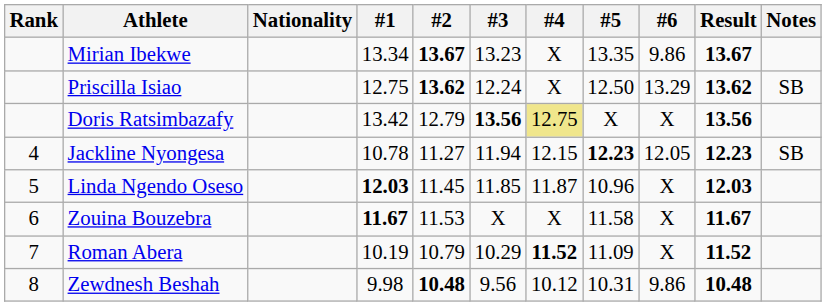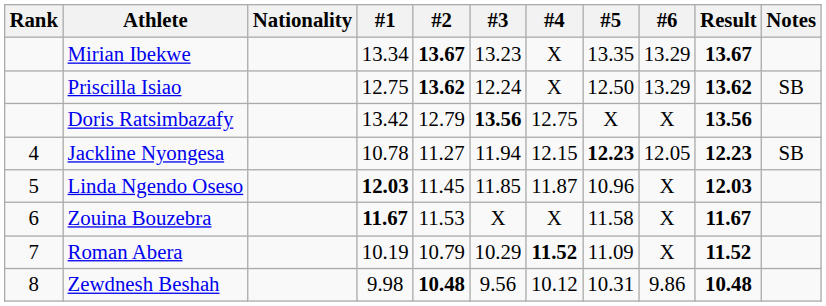(667, 53) 9.86 -> (667, 53) 13.29
(554, 119) khaki background -> (554, 119) no background
